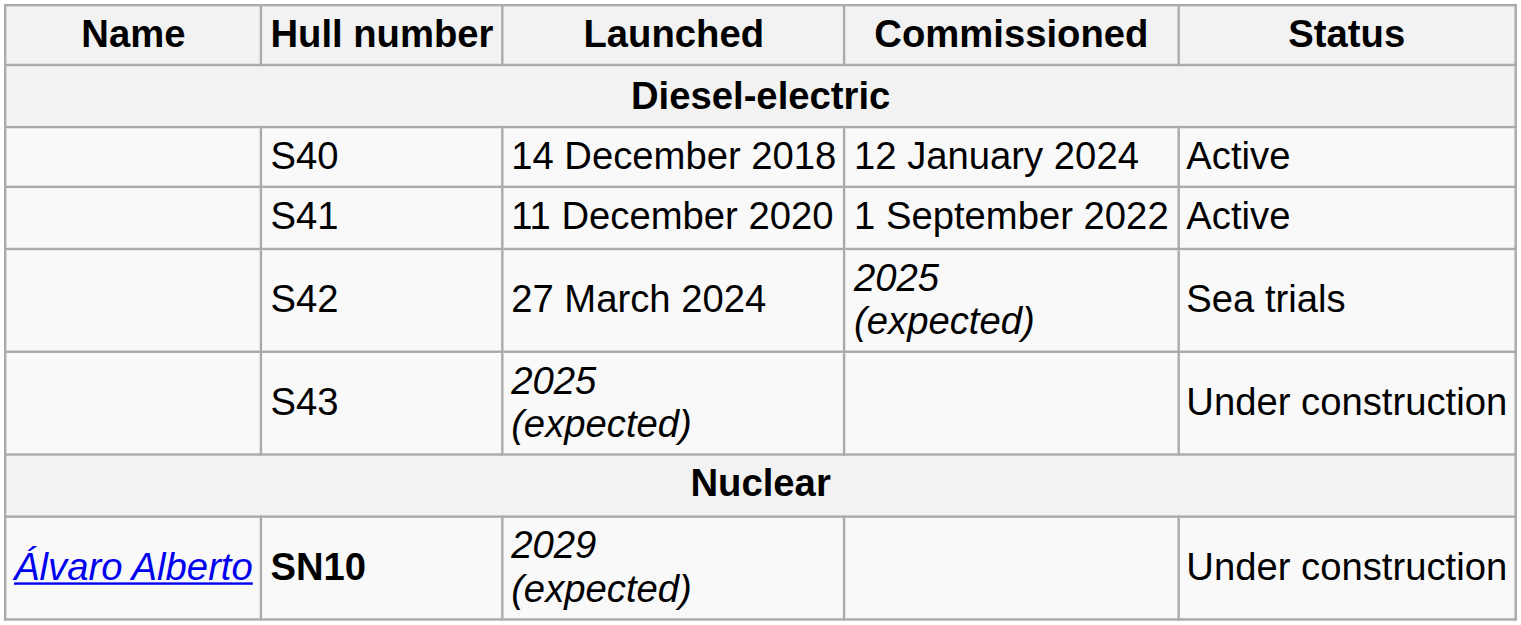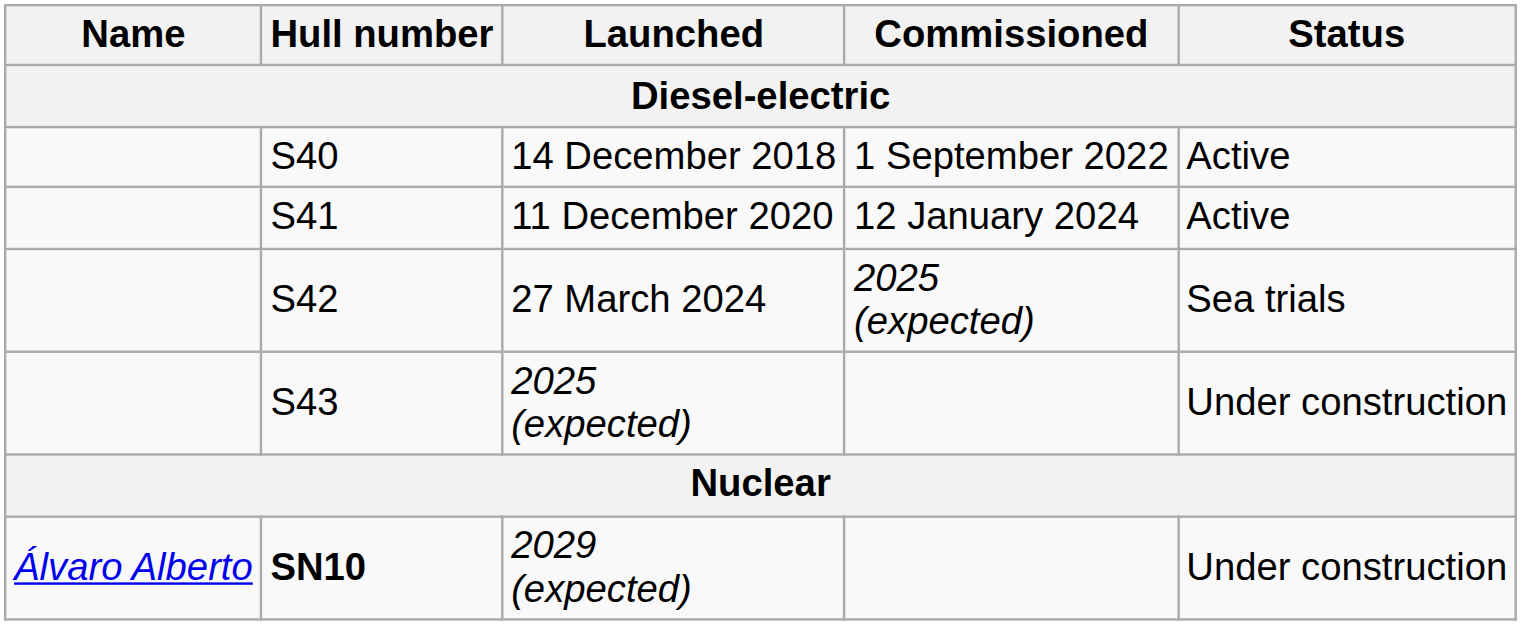(996, 156) 12 January 2024 -> (1011, 156) 1 September 2022
(1011, 216) 1 September 2022 -> (996, 216) 12 January 2024
